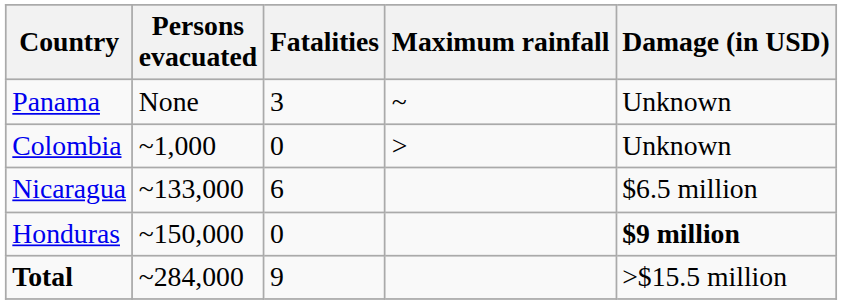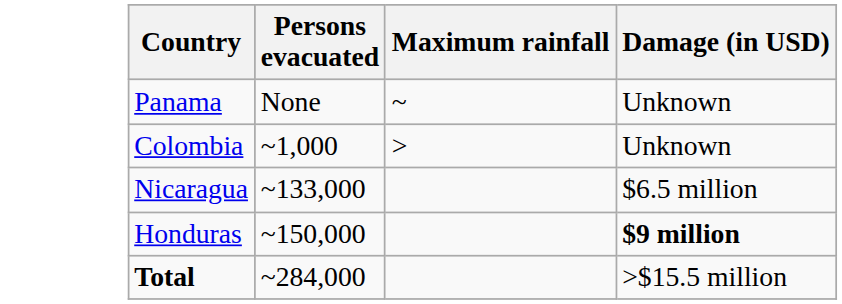- column: (325, 42)
